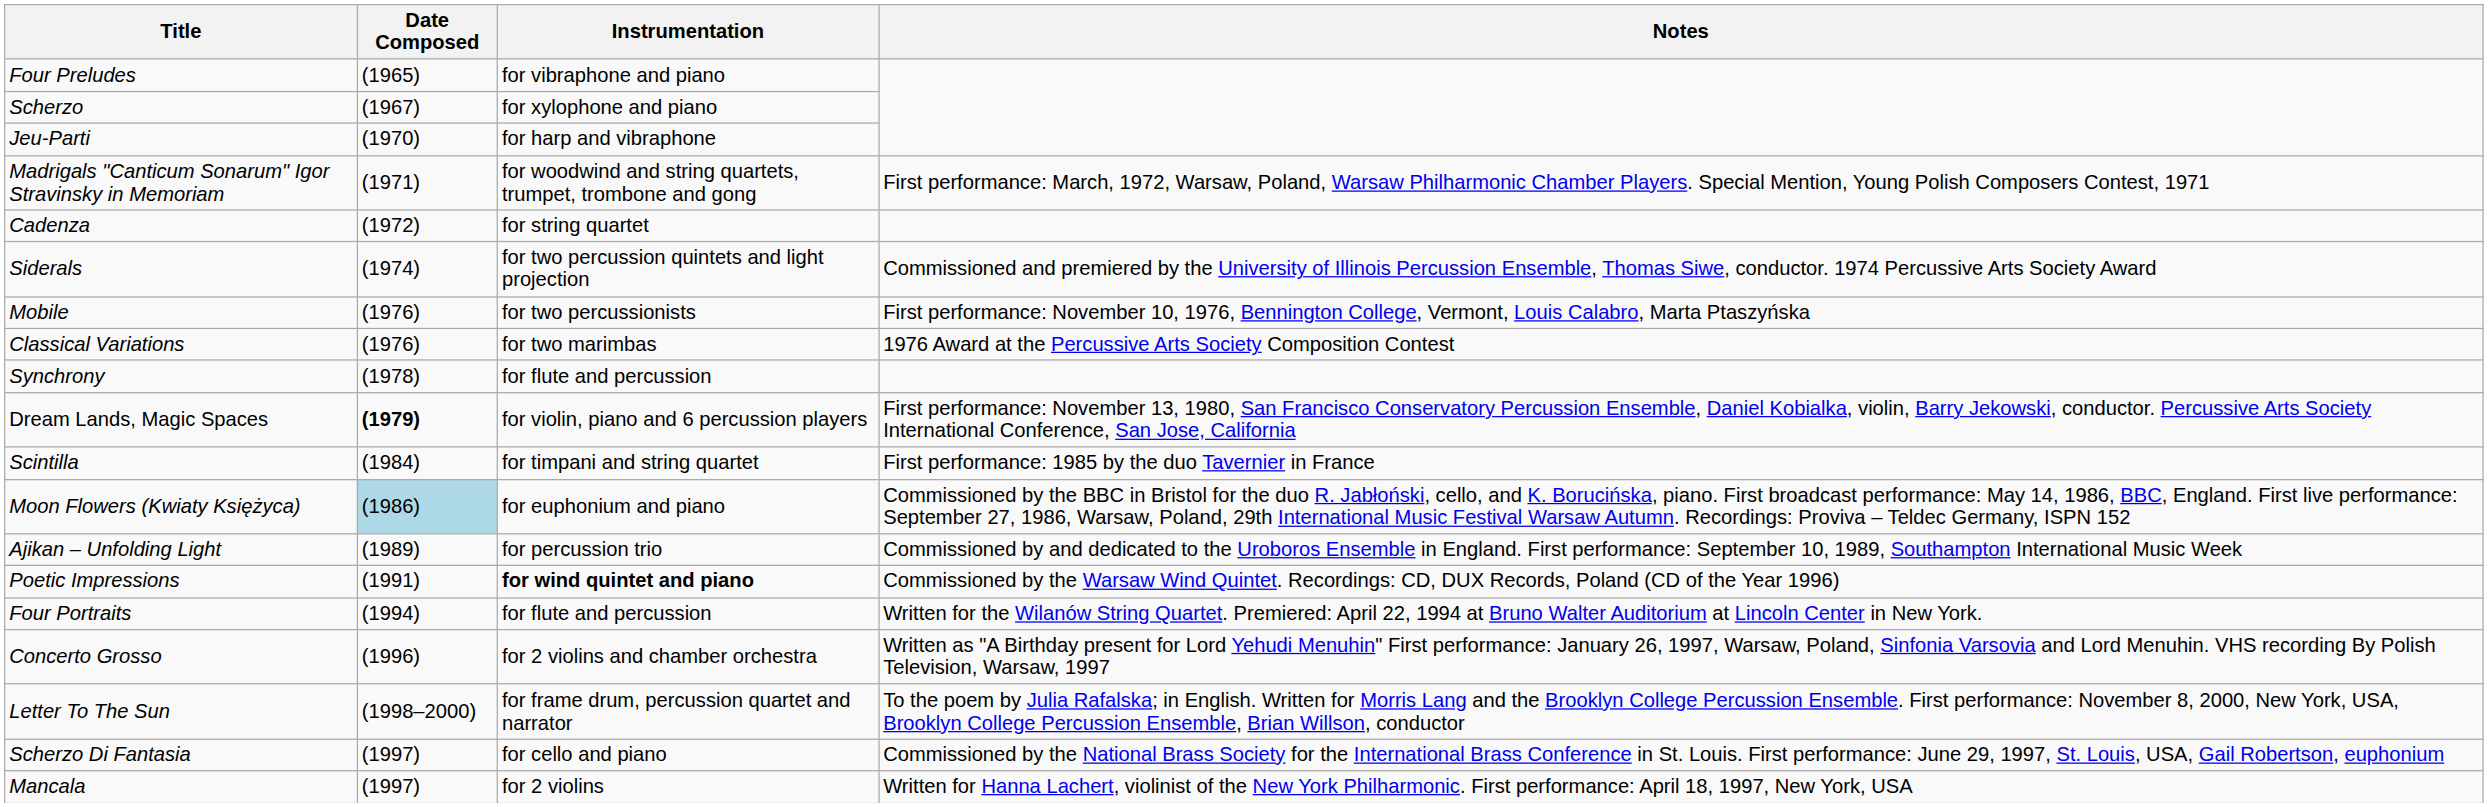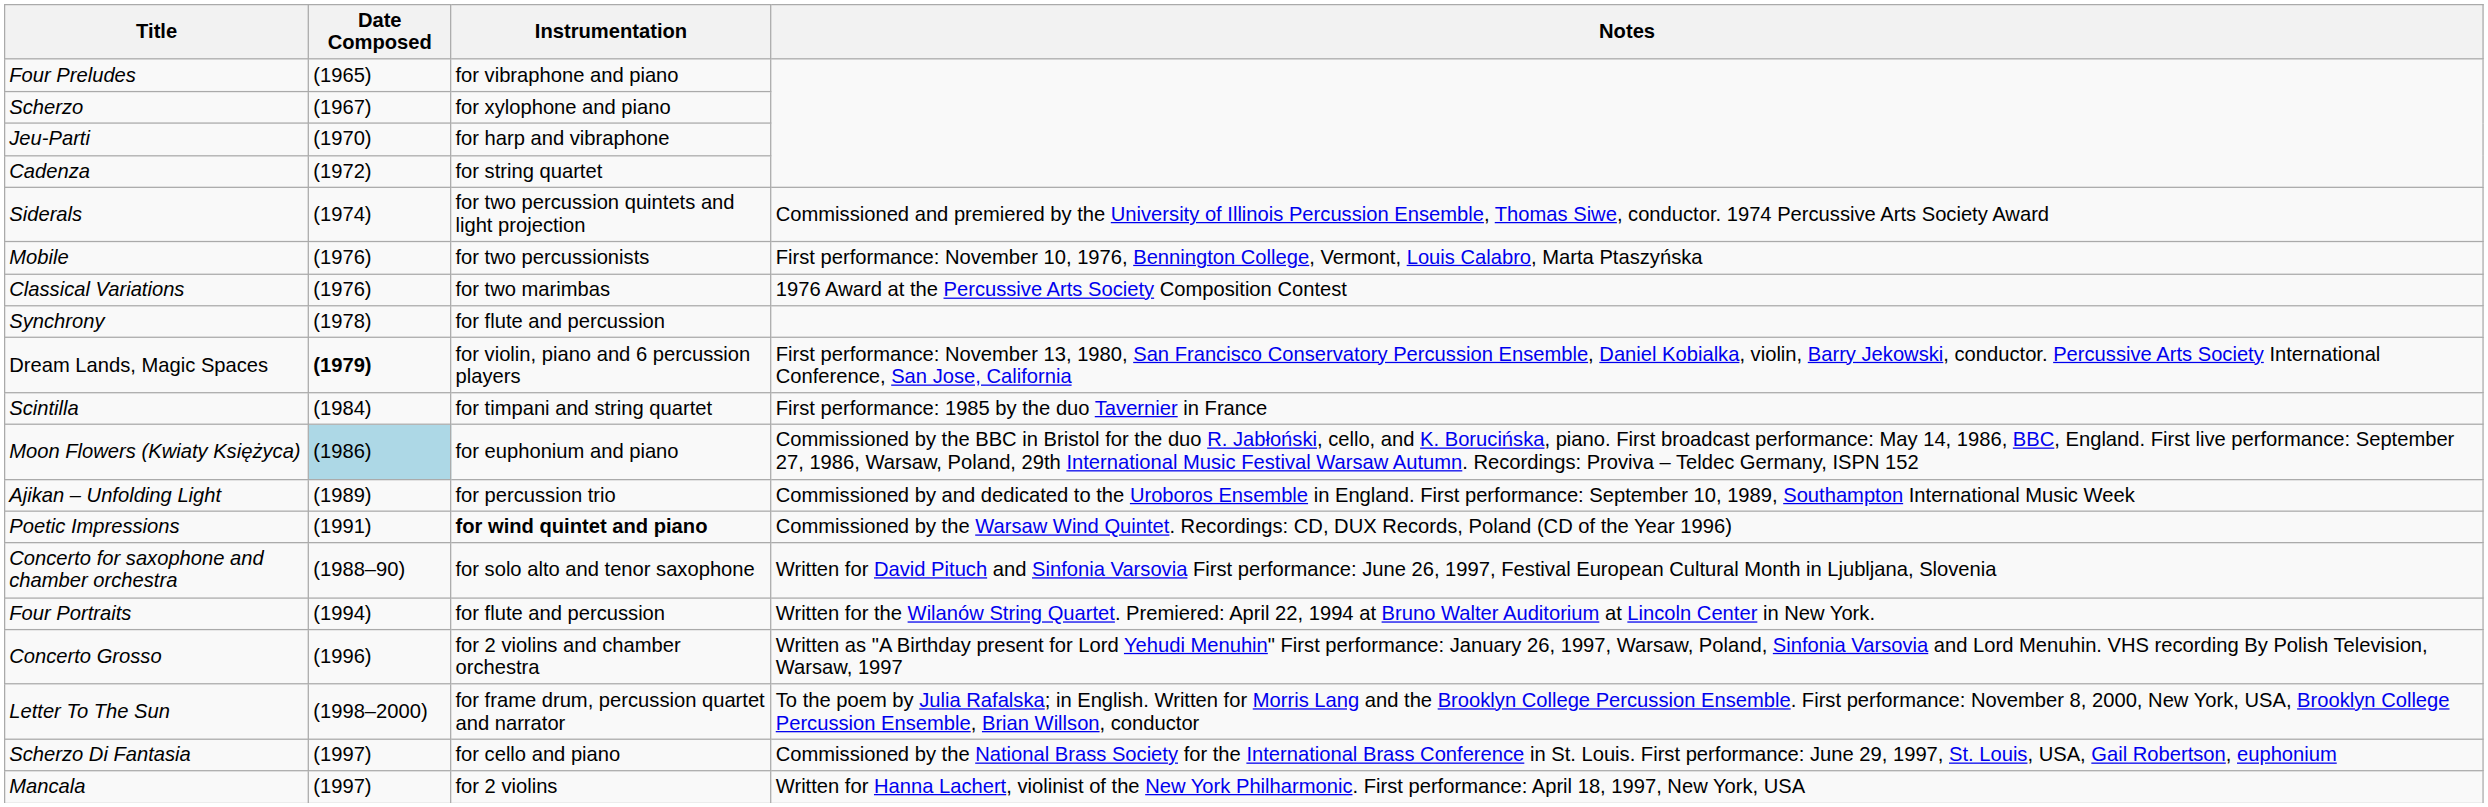- row: (169, 182)
+ row: (136, 570)
